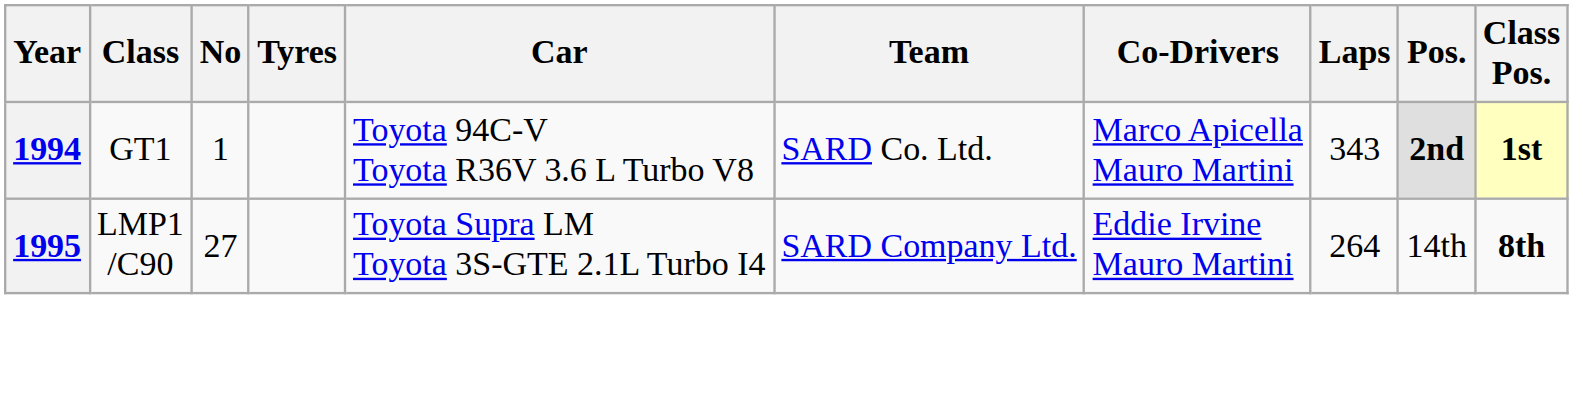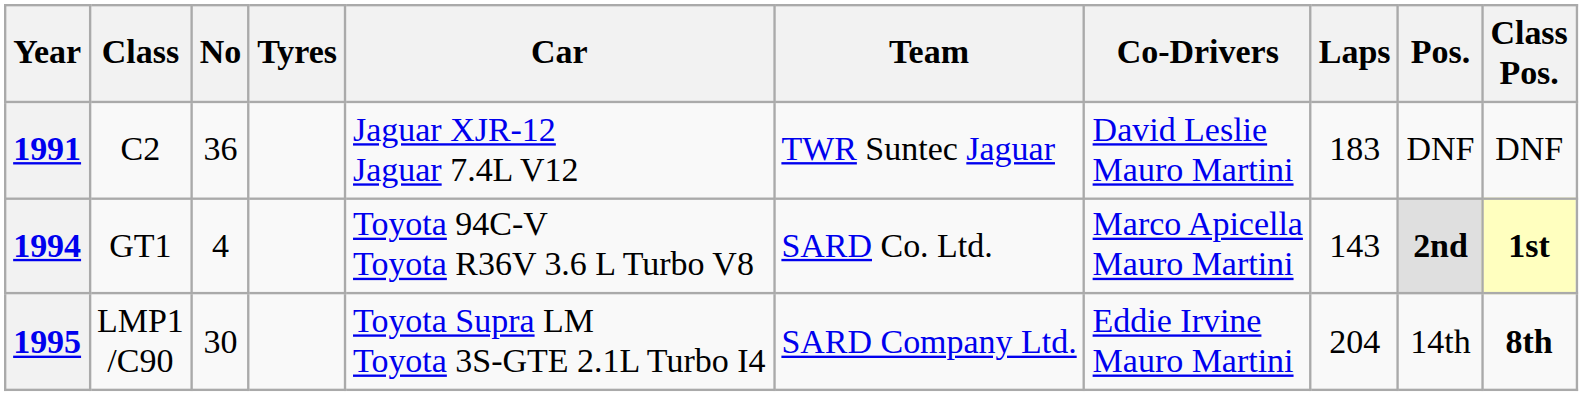+ row: (47, 149)
(221, 149) 1 -> (221, 245) 4
(1355, 149) 343 -> (1355, 245) 143
(221, 245) 27 -> (221, 341) 30
(1355, 245) 264 -> (1355, 341) 204
